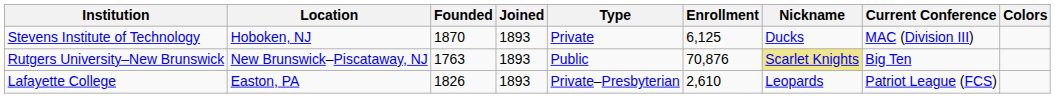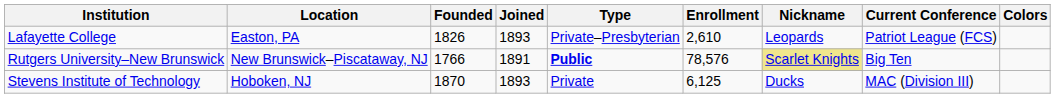rows swapped: (62, 81) <-> (104, 37)
(450, 59) 1763 -> (450, 59) 1766
(515, 59) 1893 -> (515, 59) 1891
(570, 59) normal -> (571, 59) bold
(707, 59) 70,876 -> (707, 59) 78,576
